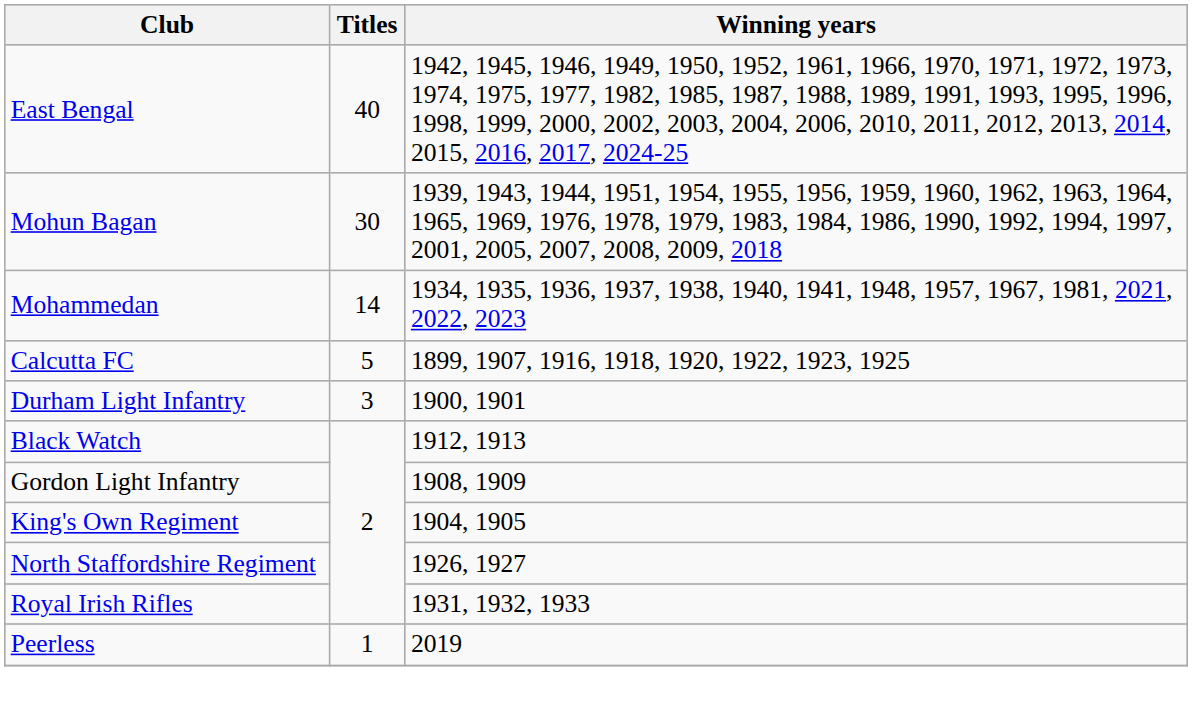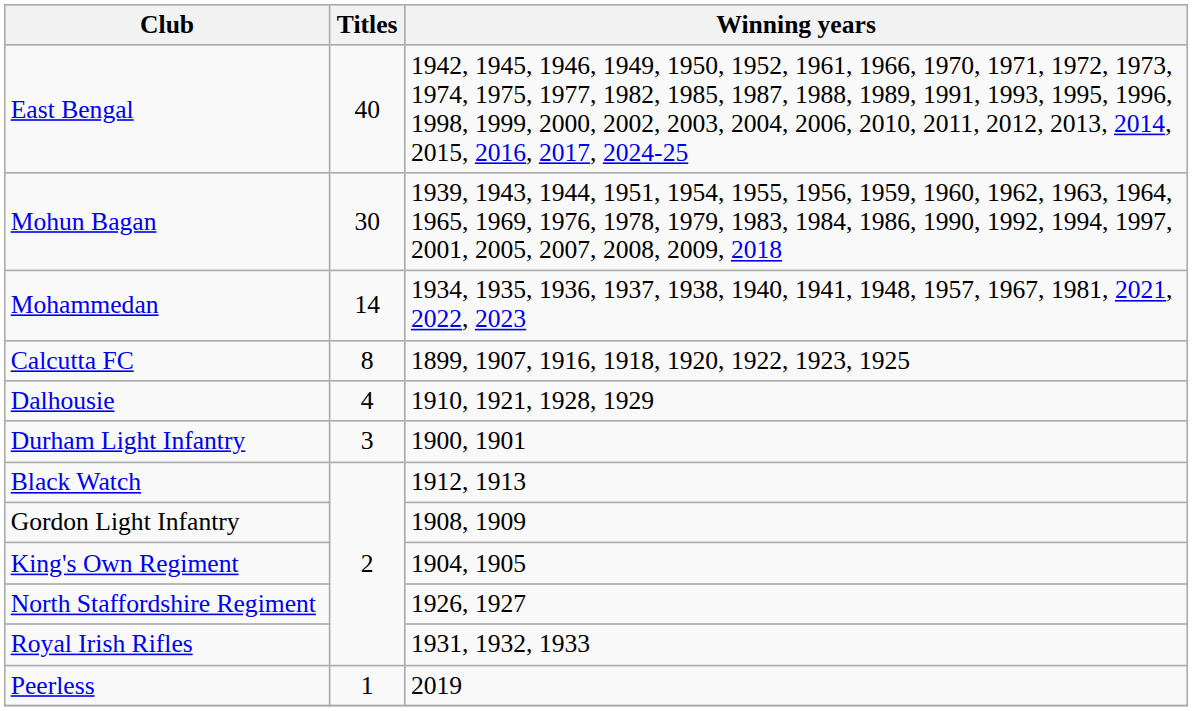(367, 360) 5 -> (367, 360) 8
+ row: (63, 400)
